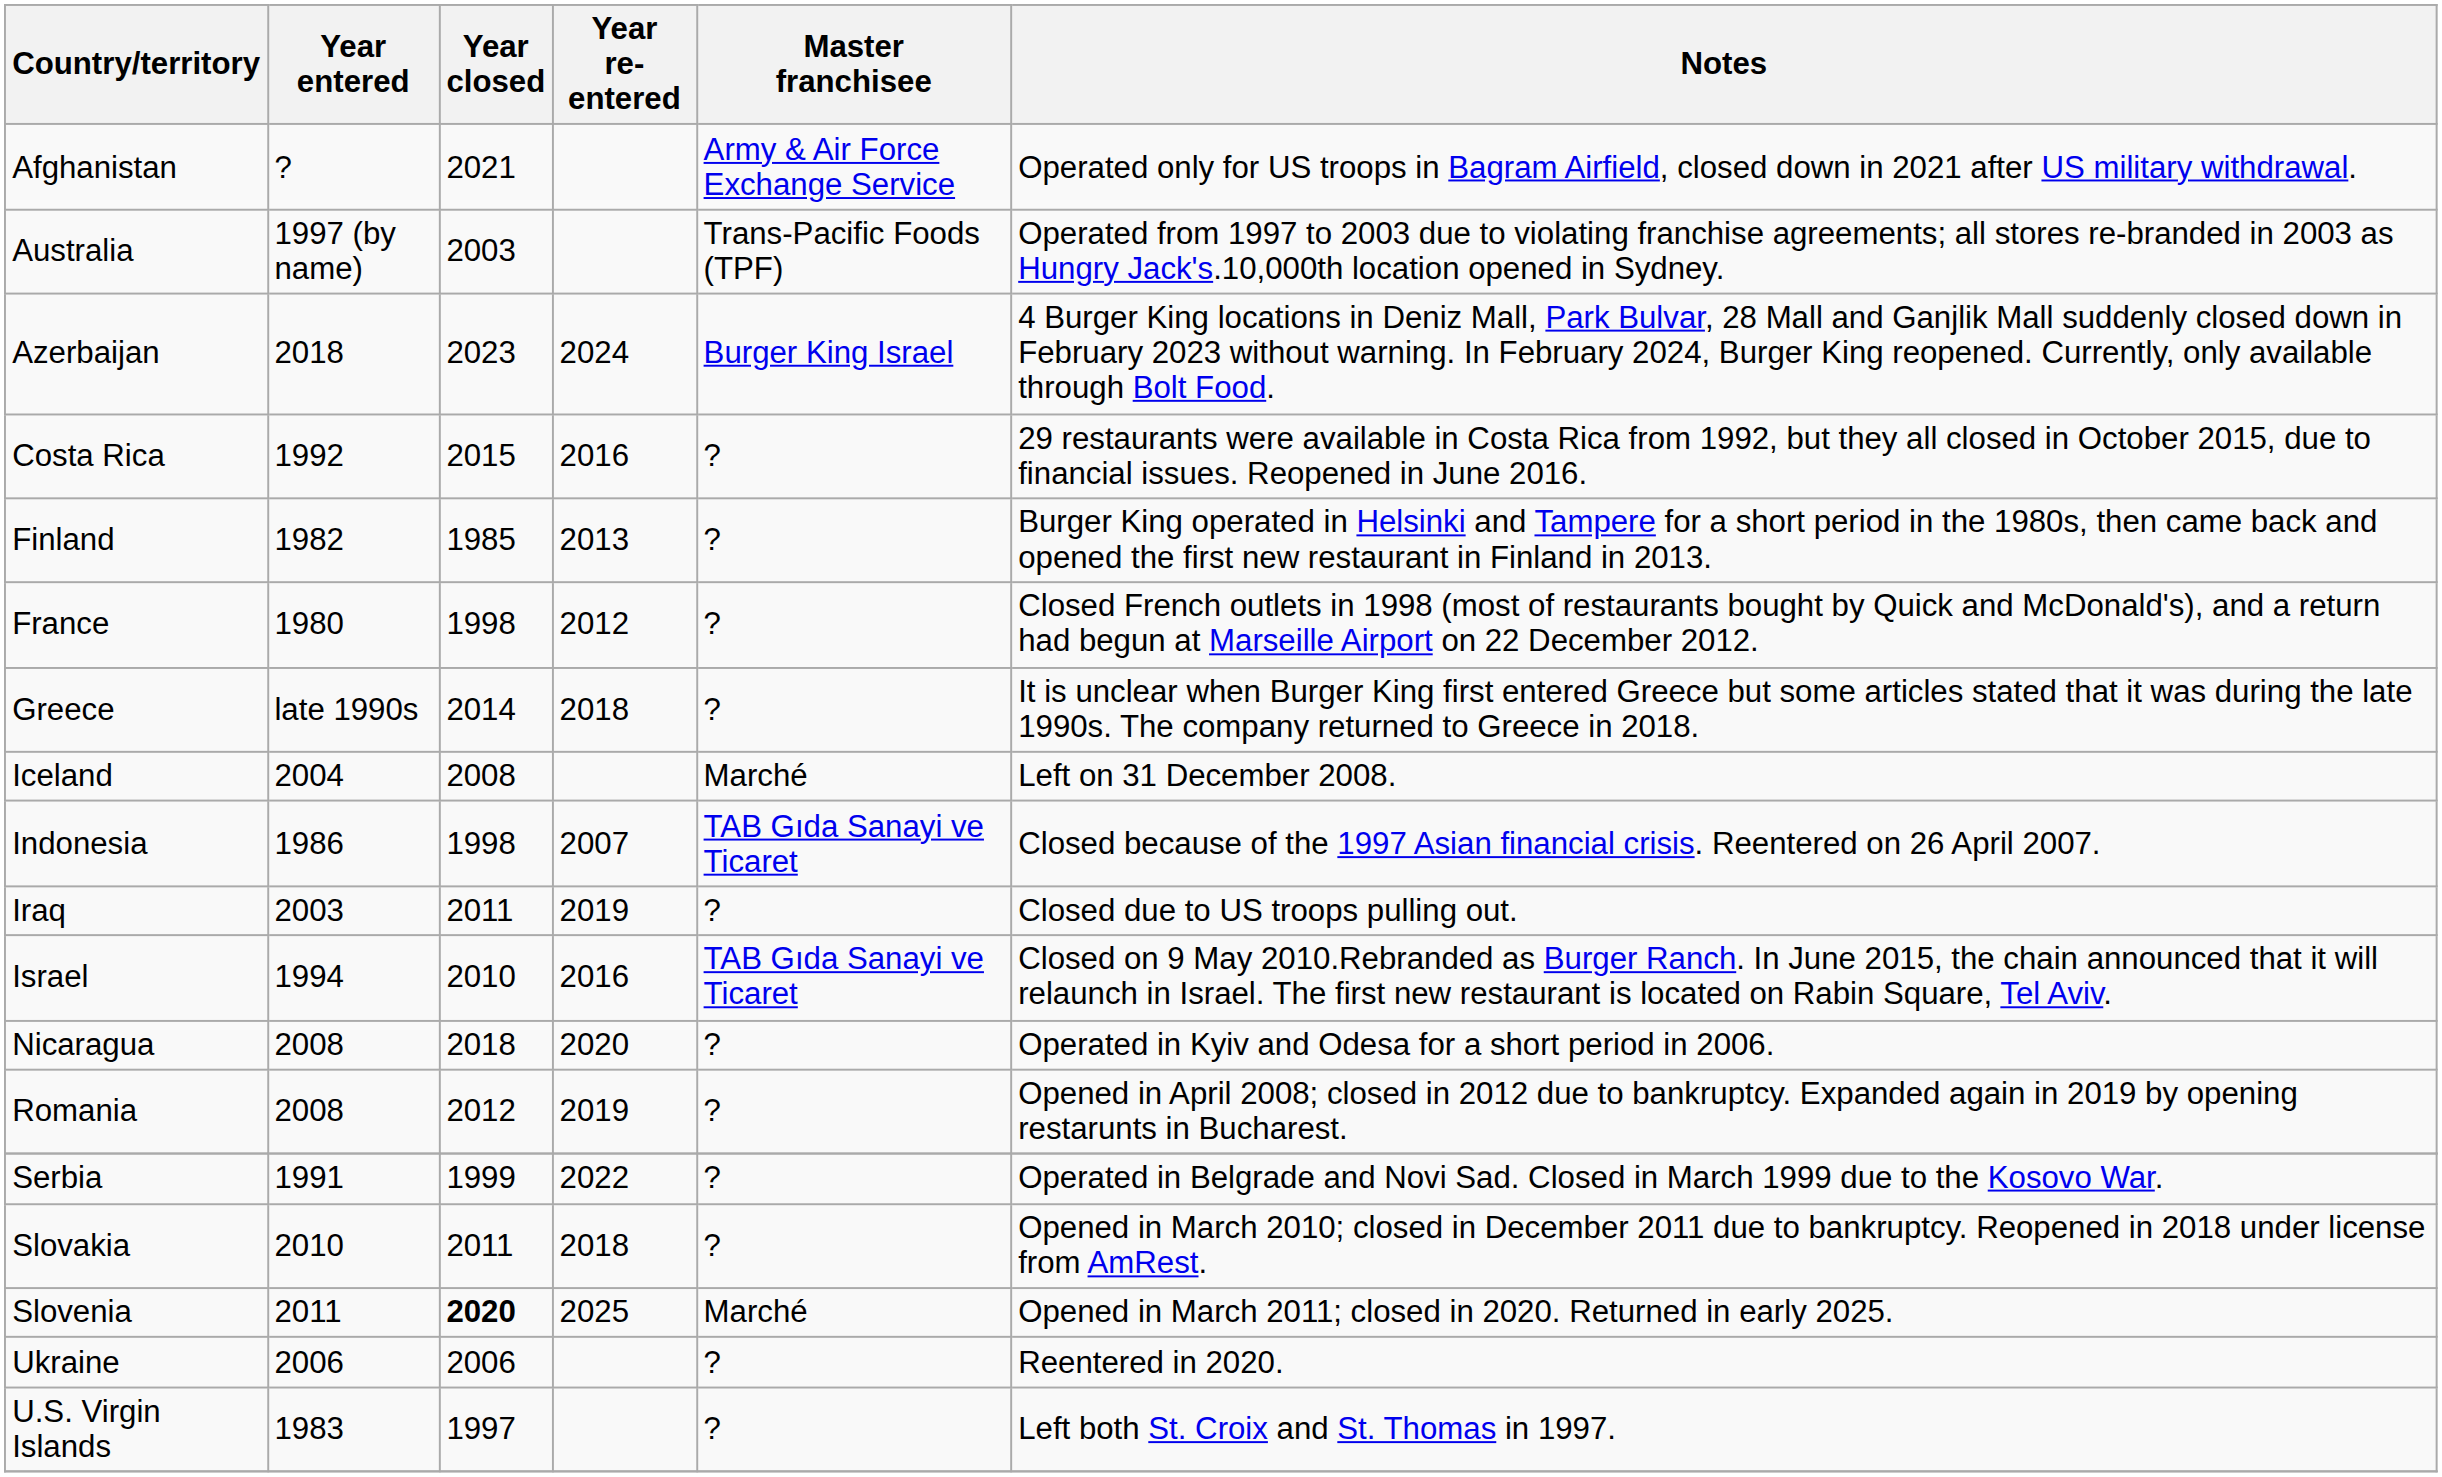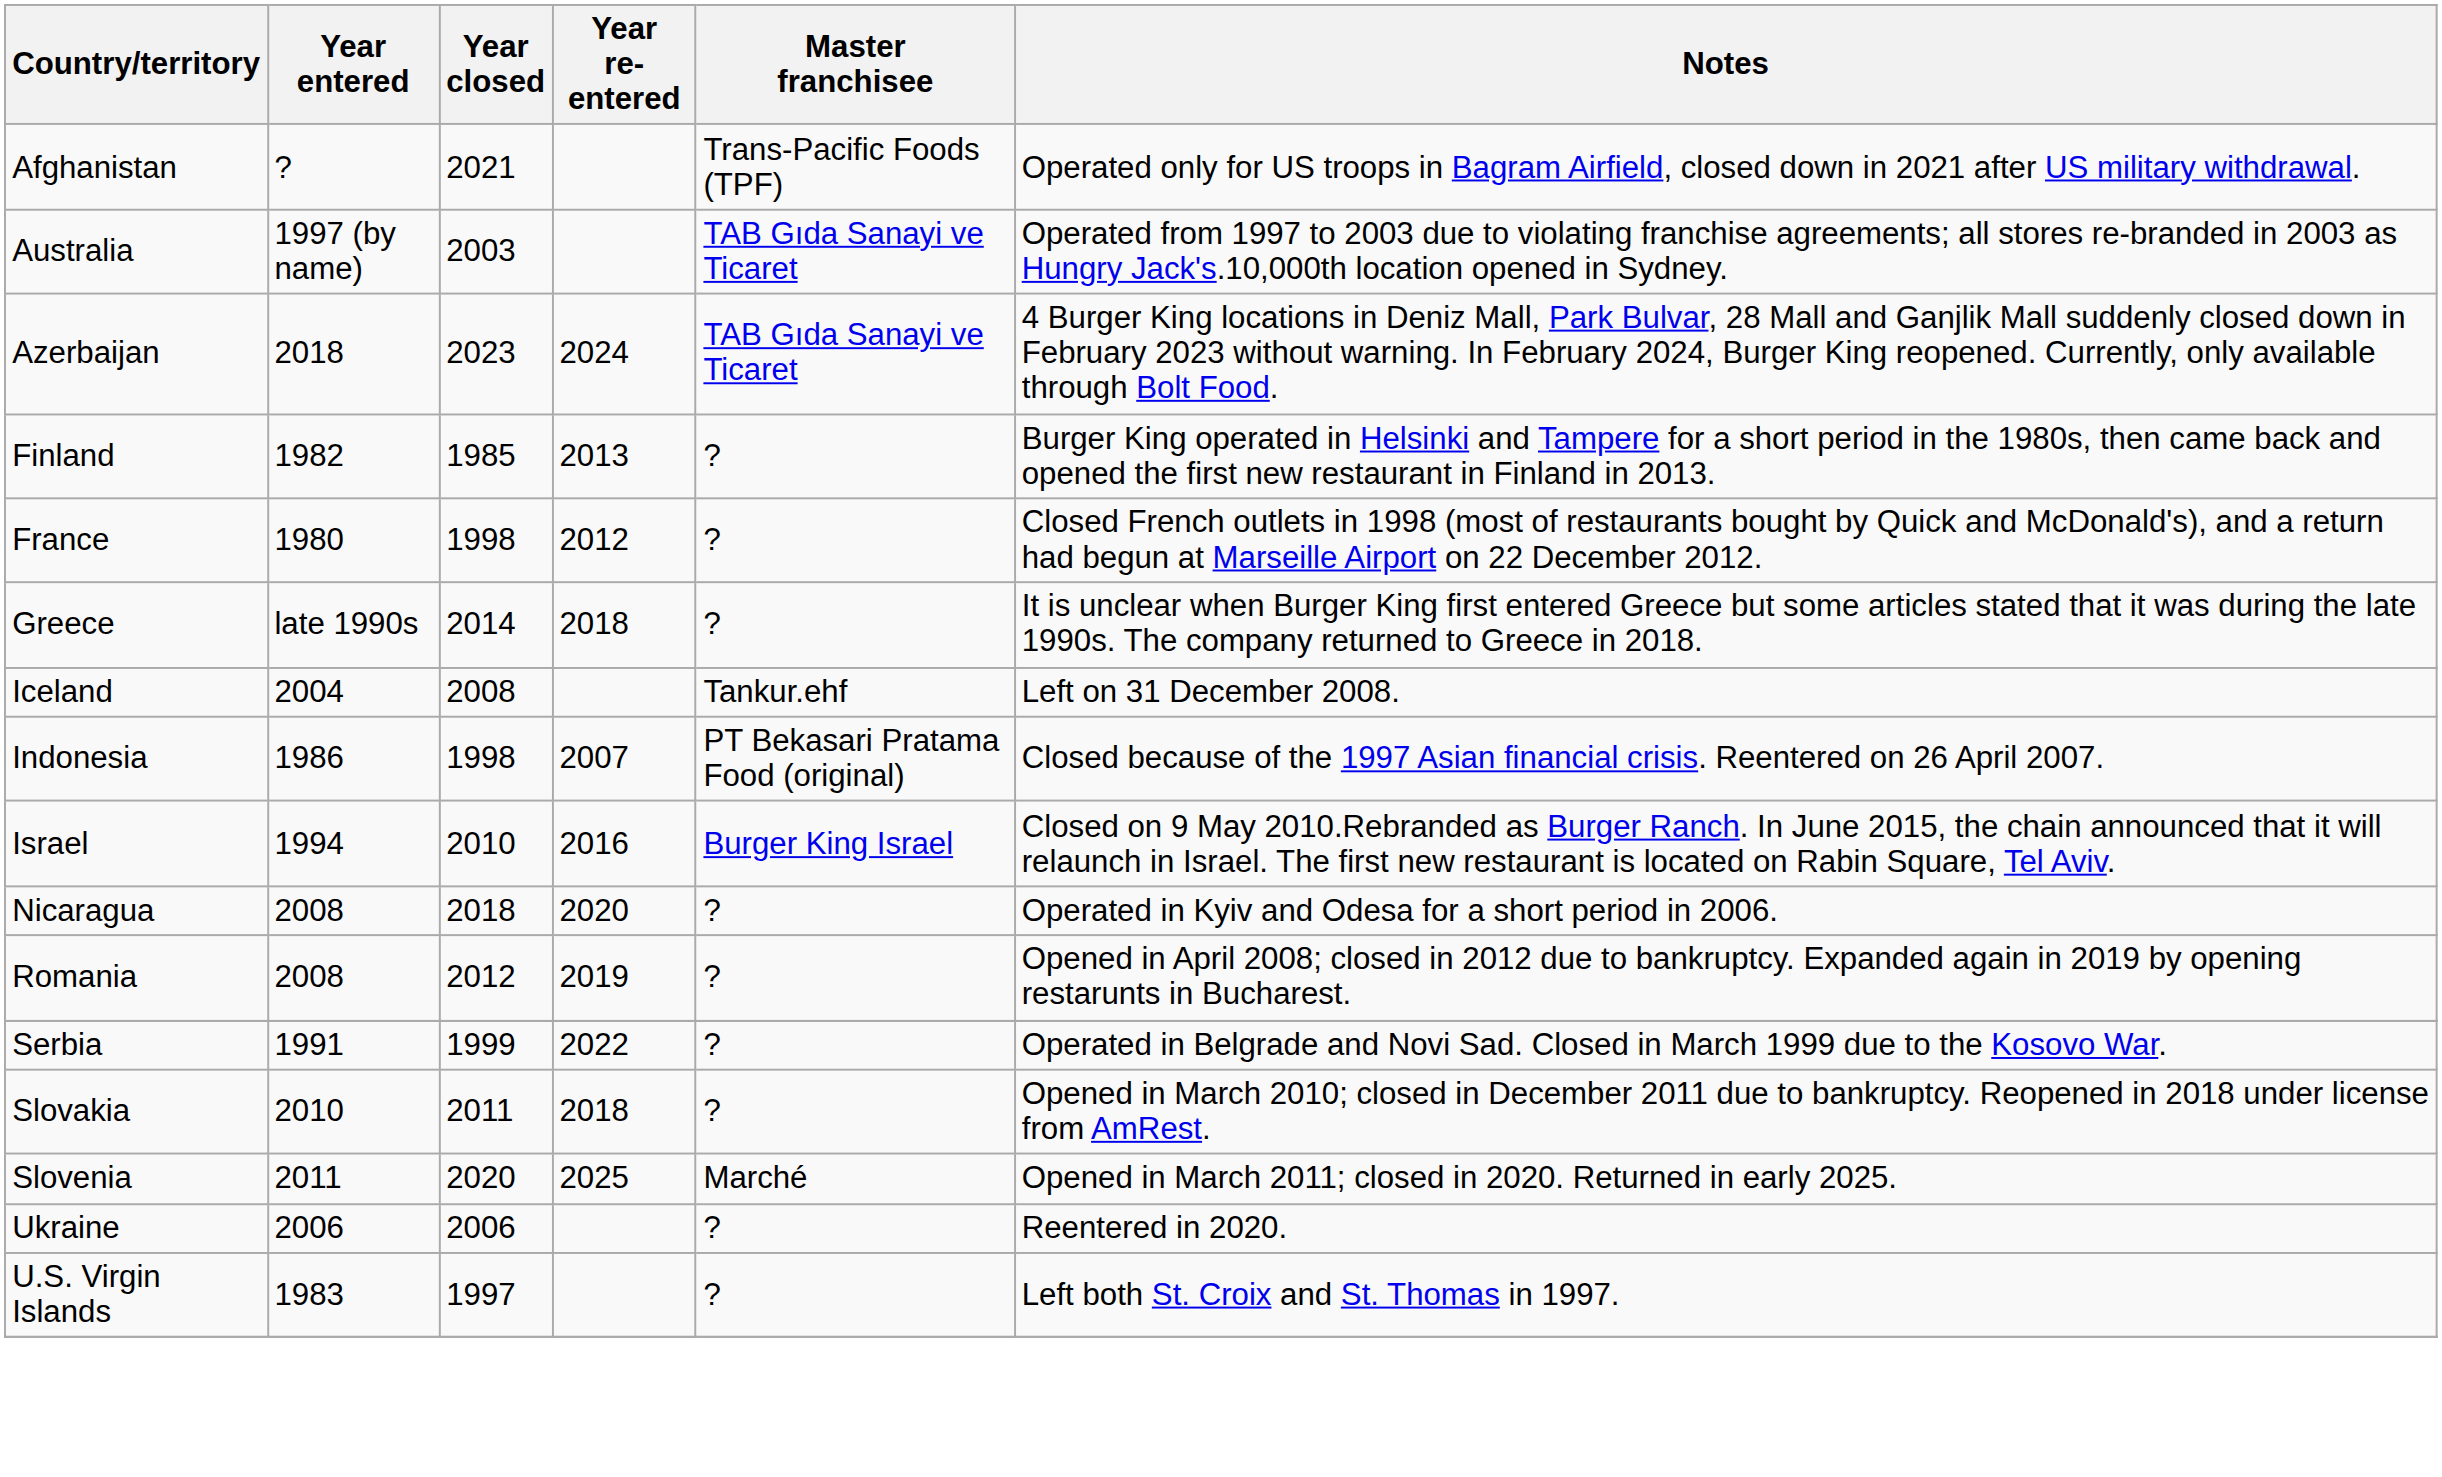(829, 166) Army & Air Force Exchange Service -> (842, 166) Trans-Pacific Foods (TPF)
(842, 251) Trans-Pacific Foods (TPF) -> (844, 251) TAB Gıda Sanayi ve Ticaret
(828, 353) Burger King Israel -> (844, 353) TAB Gıda Sanayi ve Ticaret
- row: (88, 455)
(756, 776) Marché -> (775, 691) Tankur.ehf
(844, 843) TAB Gıda Sanayi ve Ticaret -> (851, 758) PT Bekasari Pratama Food (original)
- row: (39, 910)
(844, 977) TAB Gıda Sanayi ve Ticaret -> (828, 843) Burger King Israel
(481, 1312) bold -> (481, 1178) normal
